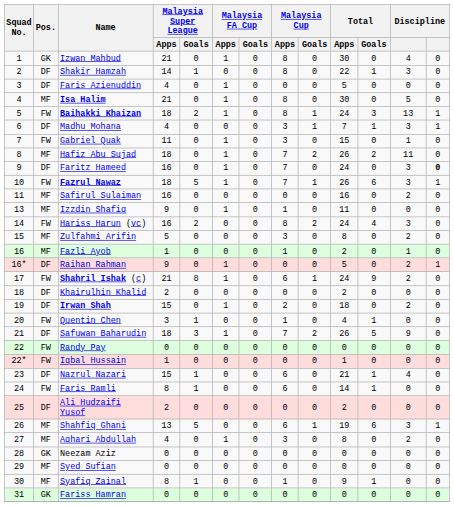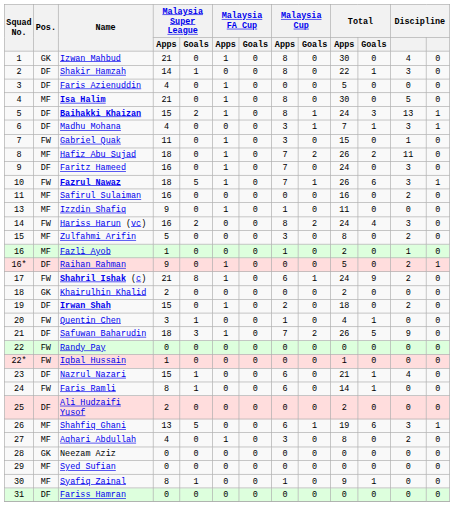(46, 113) FW -> (46, 113) DF
(166, 113) 18 -> (166, 113) 15
(438, 168) bold -> (438, 168) normal
(46, 292) DF -> (46, 292) GK
(46, 495) GK -> (46, 495) DF
